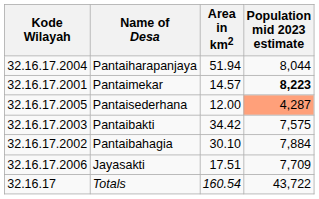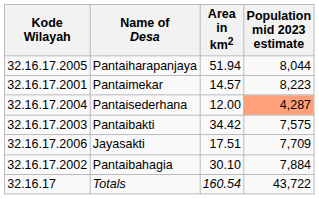(47, 65) 32.16.17.2004 -> (47, 65) 32.16.17.2005
(295, 85) bold -> (295, 85) normal
(47, 105) 32.16.17.2005 -> (47, 105) 32.16.17.2004
rows swapped: (133, 144) <-> (119, 164)
